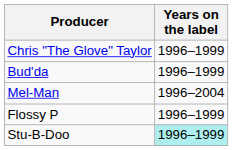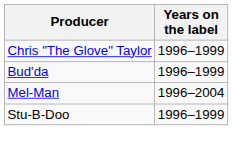- row: (33, 114)
(191, 135) paleturquoise background -> (191, 114) no background
